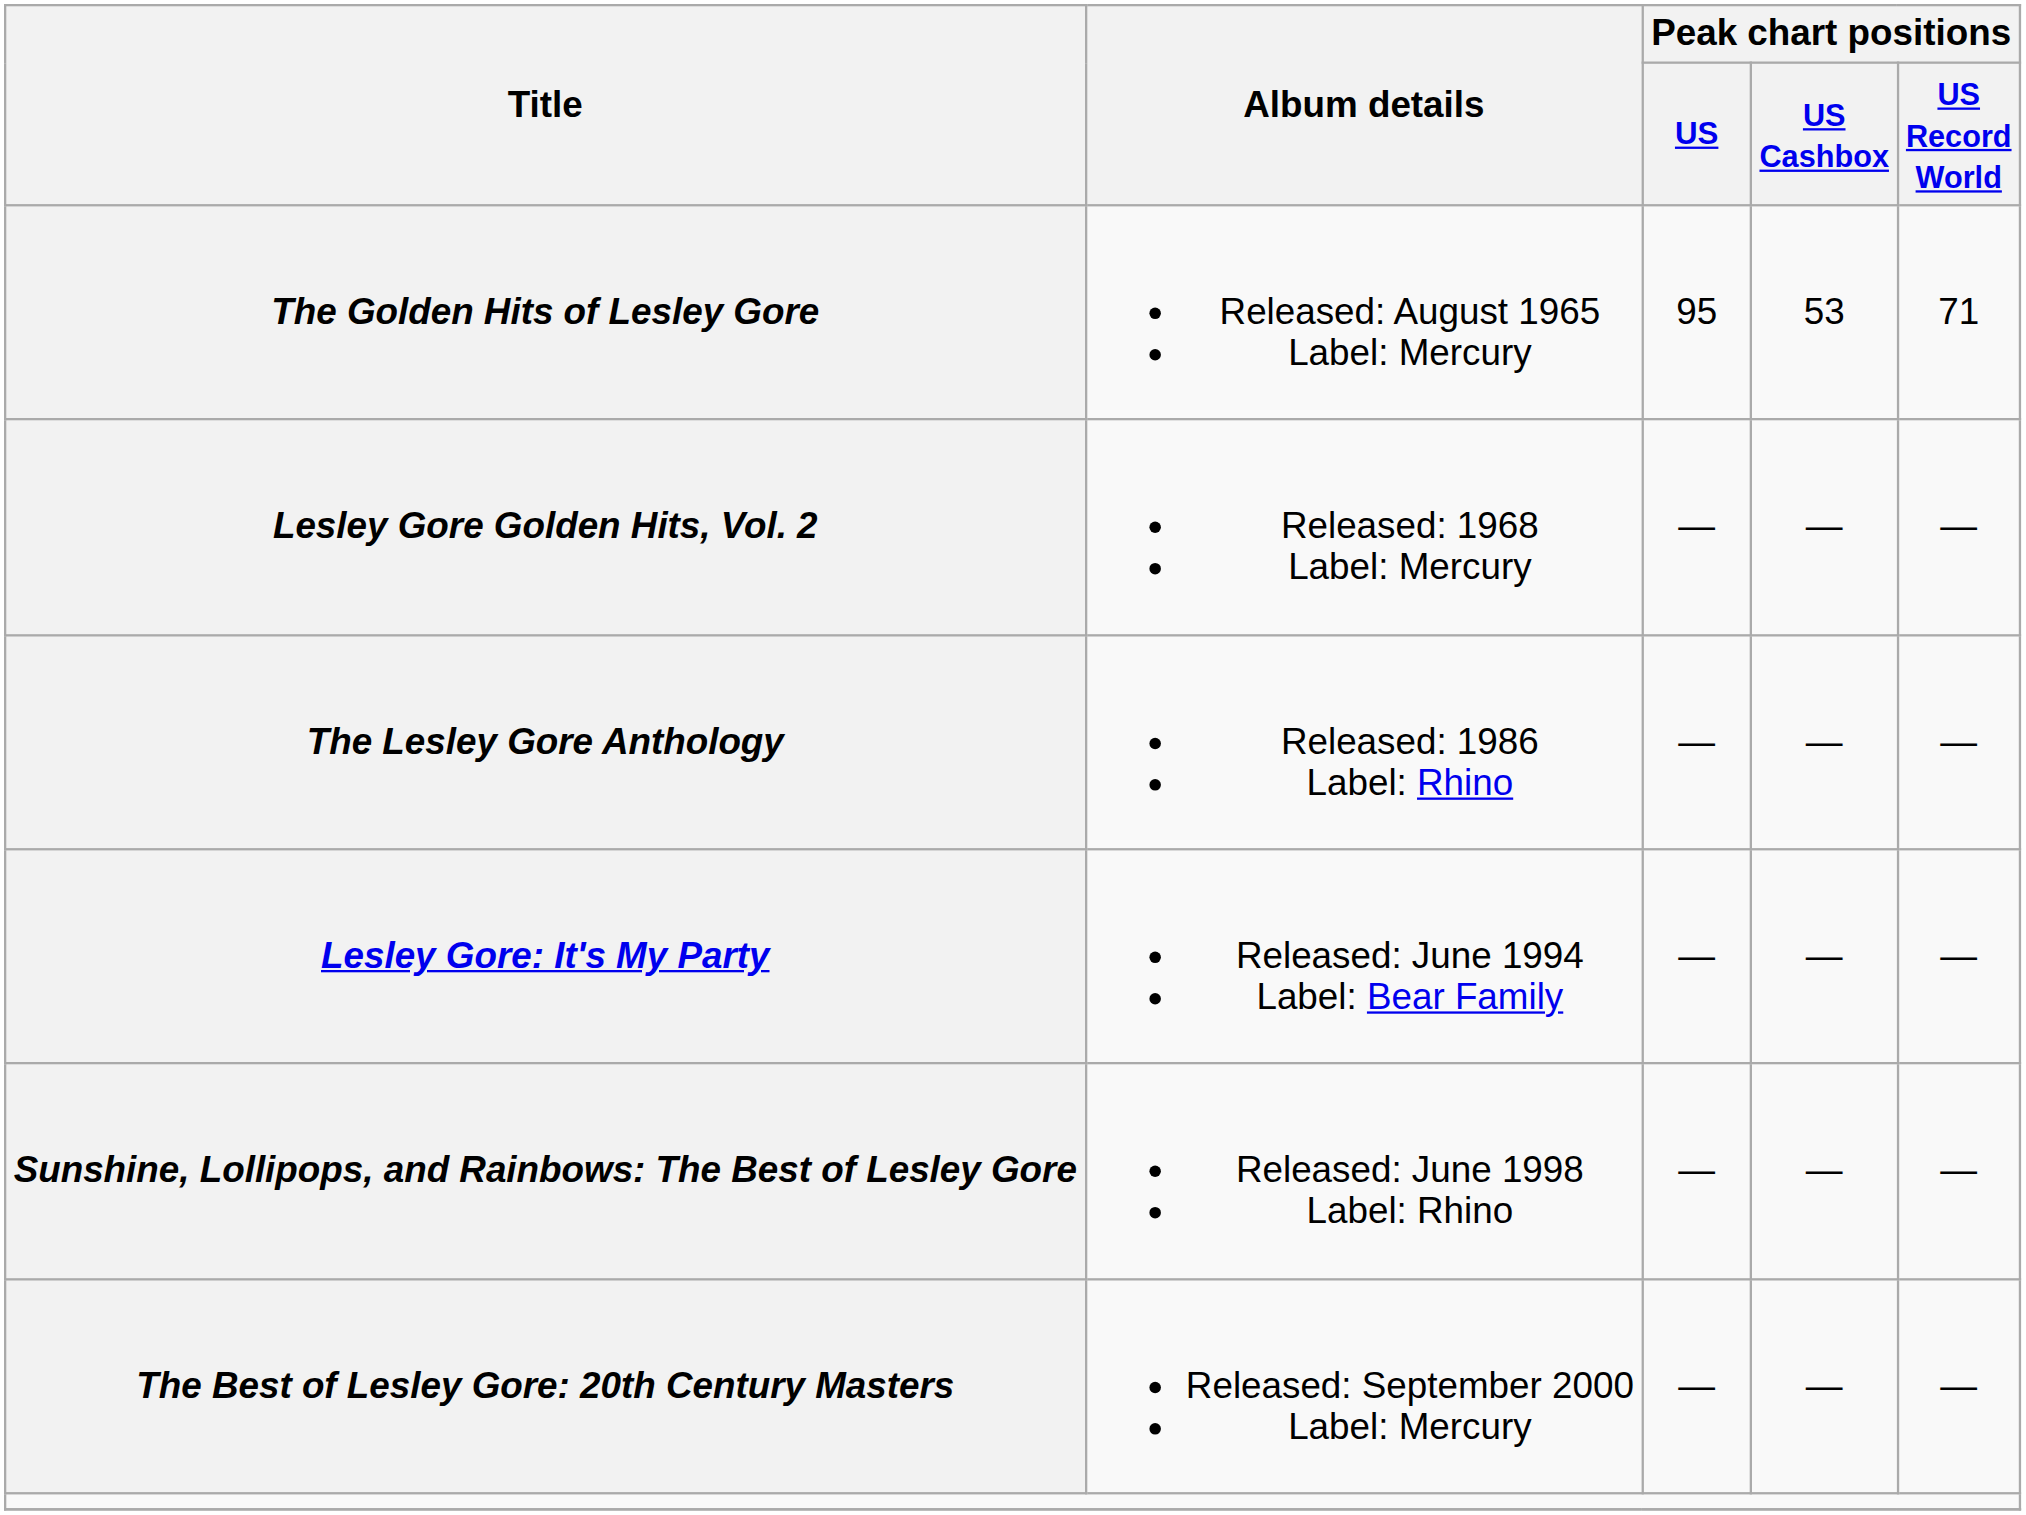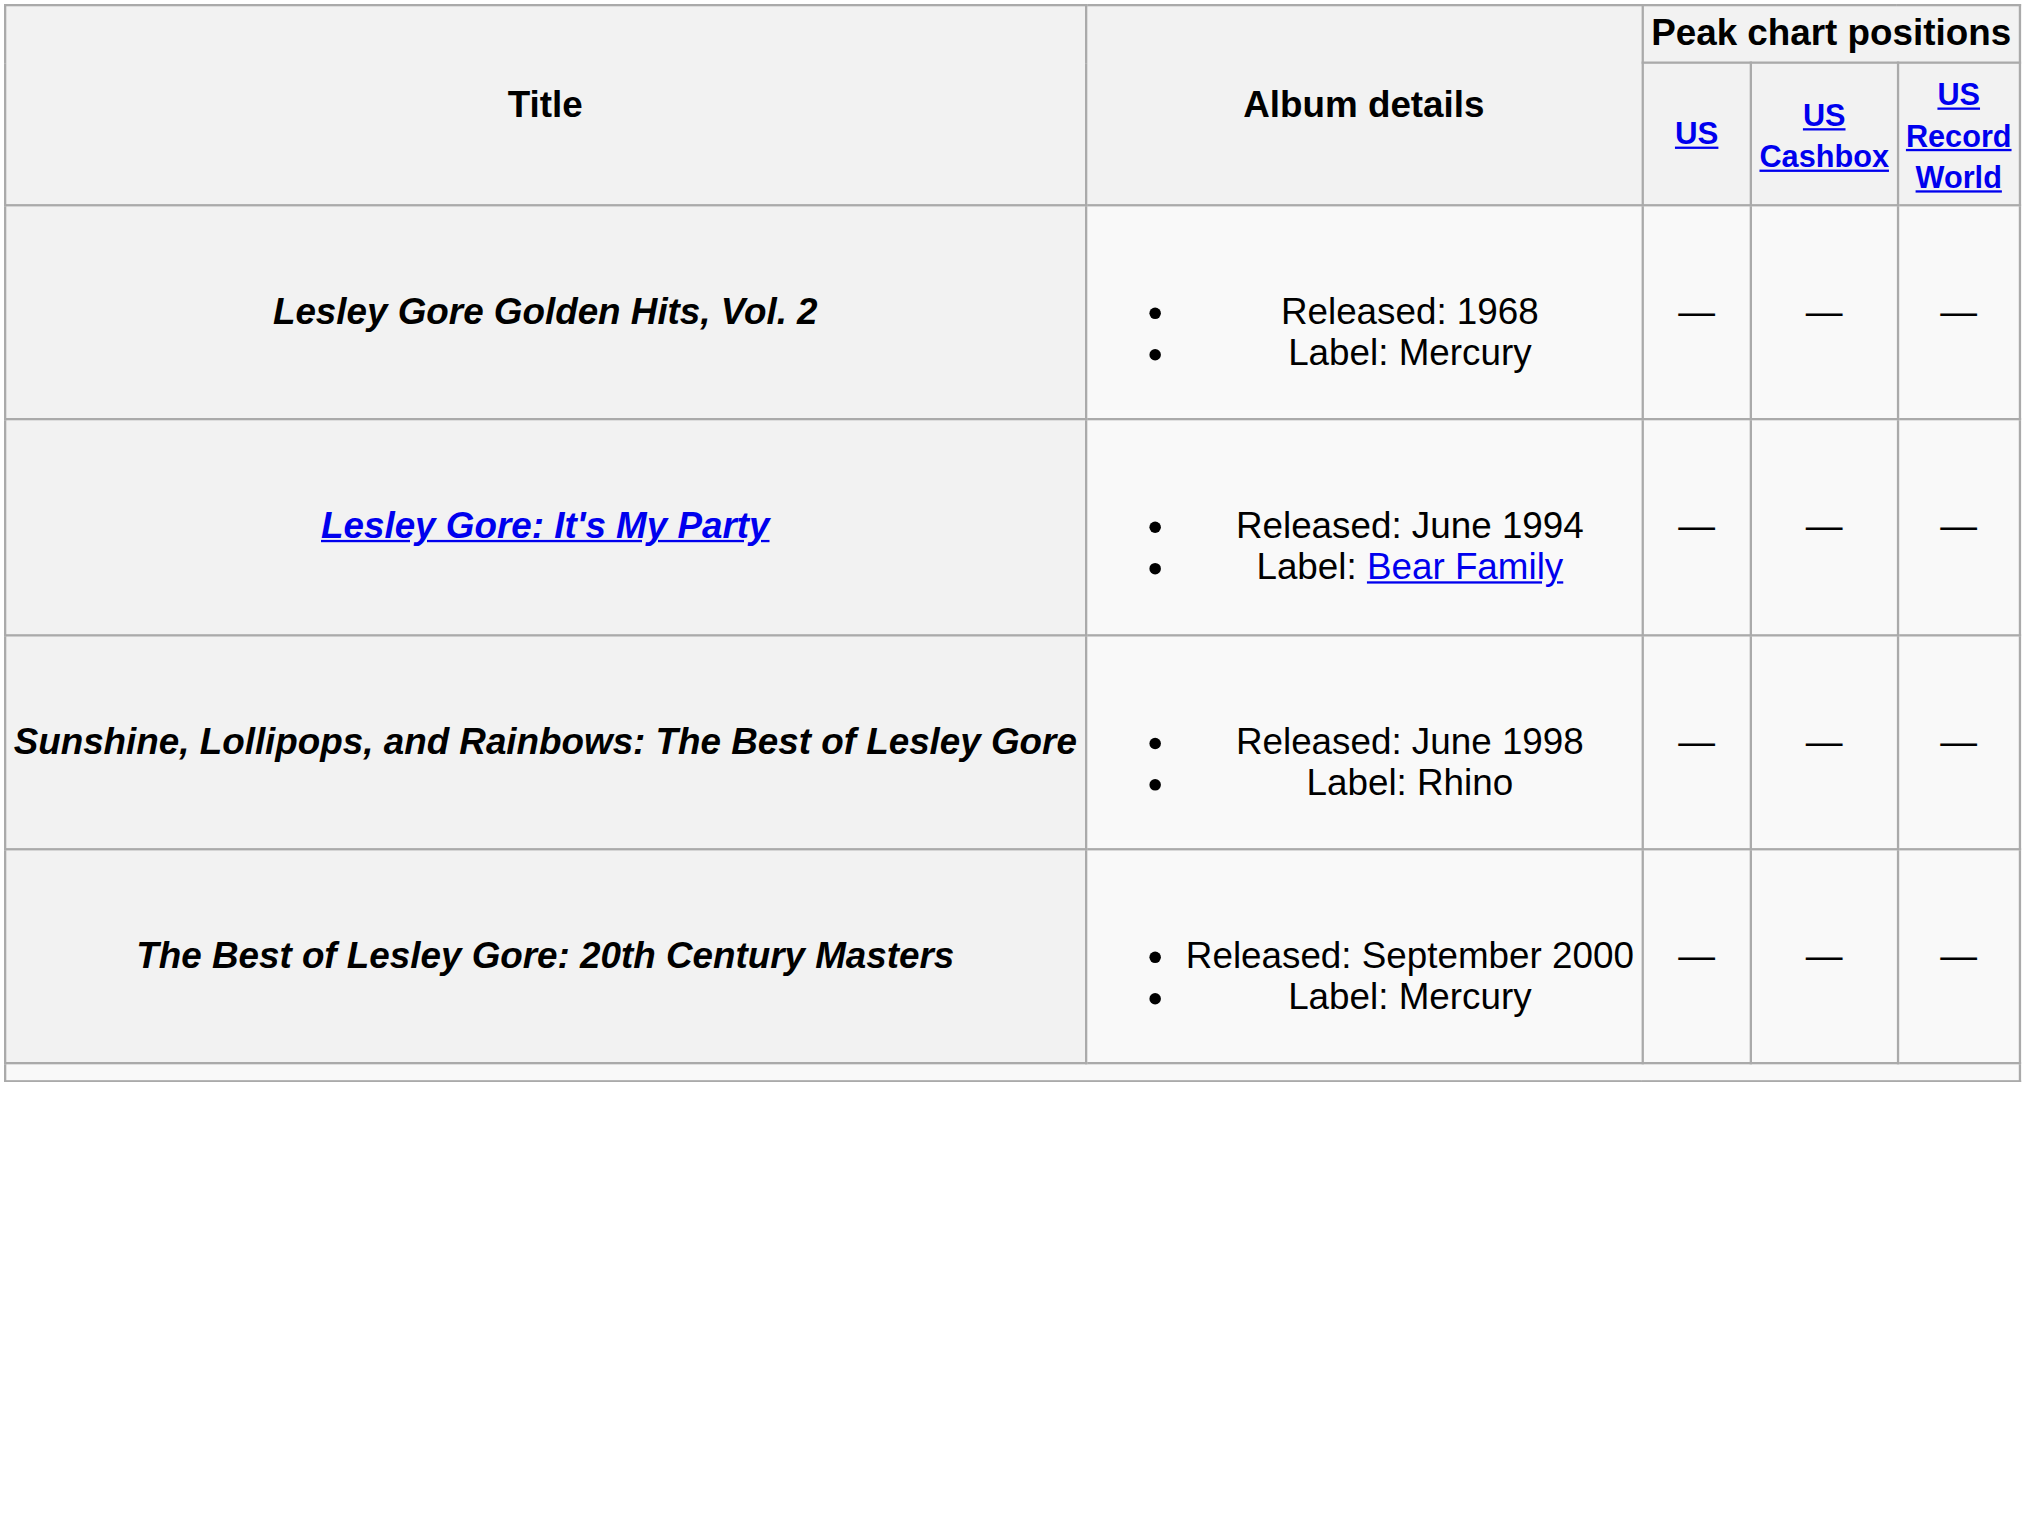- row: (545, 311)
- row: (545, 740)
